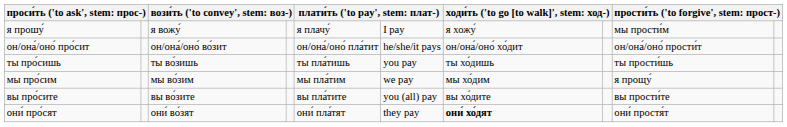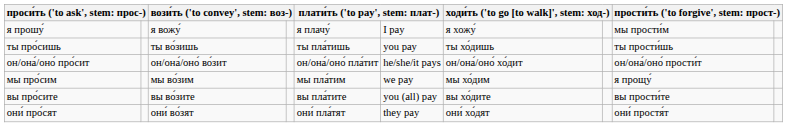rows swapped: (34, 63) <-> (48, 46)
(469, 113) bold -> (468, 113) normal
